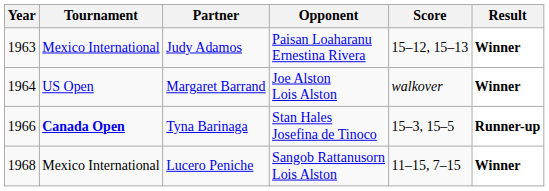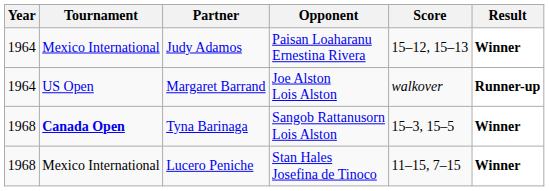(22, 47) 1963 -> (22, 47) 1964
(498, 87) Winner -> (508, 87) Runner-up
(22, 126) 1966 -> (22, 126) 1968
(324, 126) Stan Hales Josefina de Tinoco -> (329, 126) Sangob Rattanusorn Lois Alston
(508, 126) Runner-up -> (498, 126) Winner
(329, 166) Sangob Rattanusorn Lois Alston -> (324, 166) Stan Hales Josefina de Tinoco
